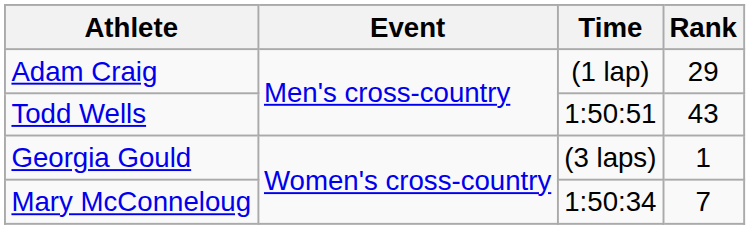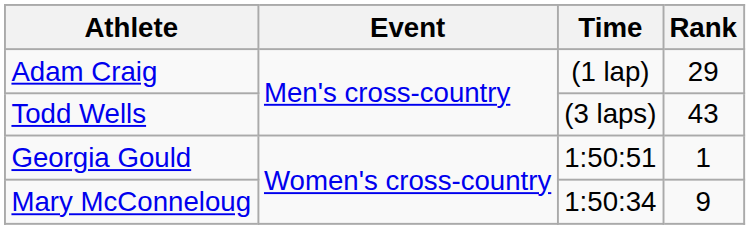(610, 115) 1:50:51 -> (610, 115) (3 laps)
(610, 158) (3 laps) -> (610, 158) 1:50:51
(703, 202) 7 -> (703, 202) 9
